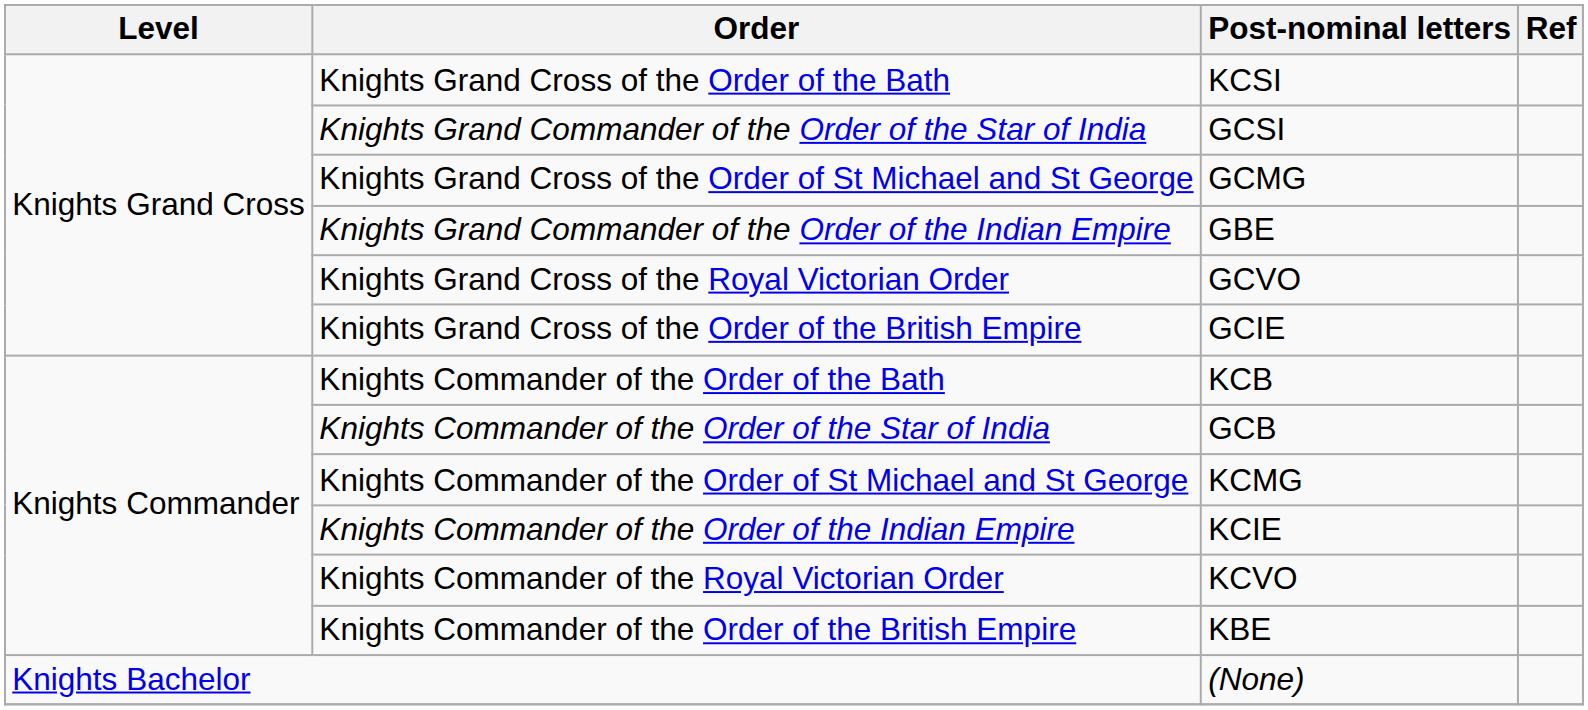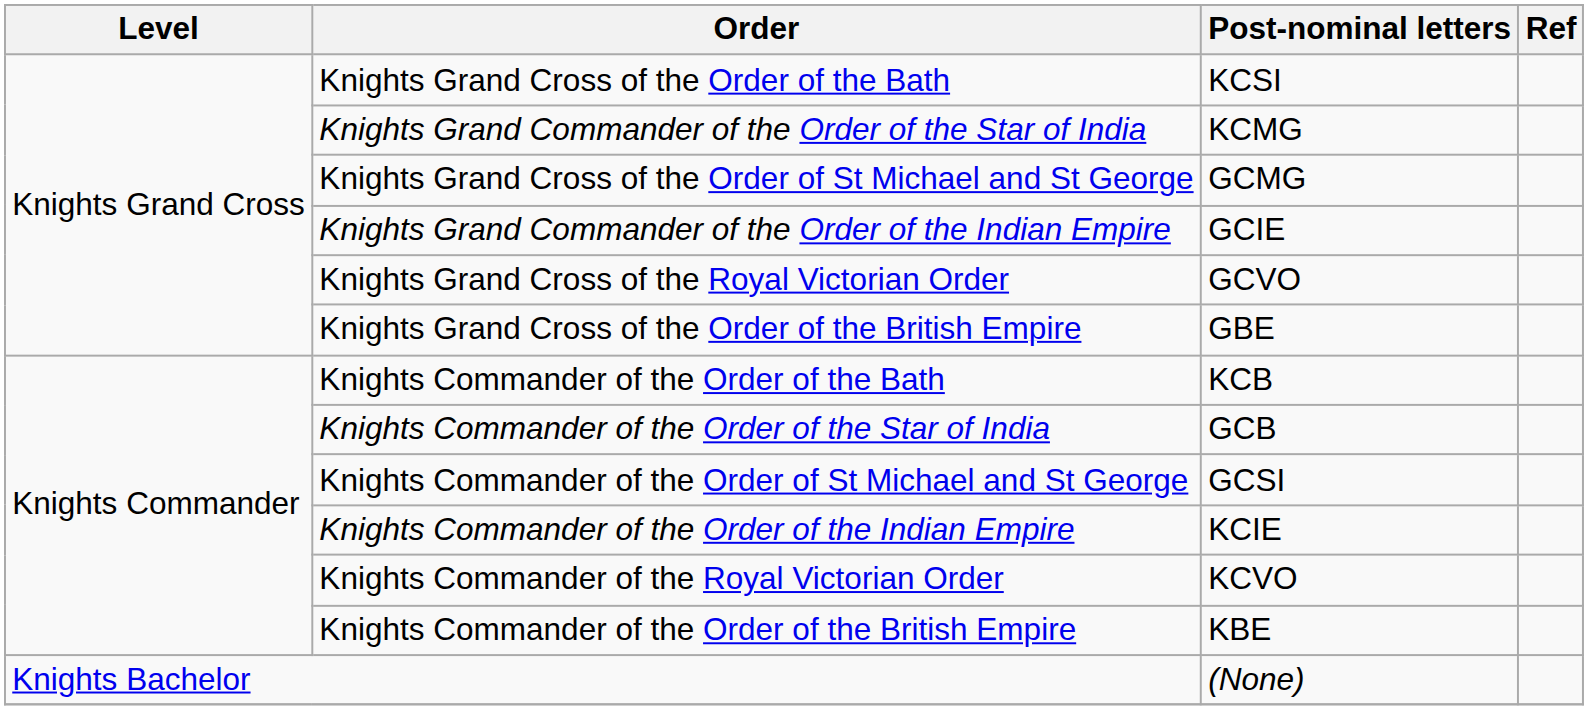(1247, 129) GCSI -> (1255, 129) KCMG
(1241, 229) GBE -> (1247, 229) GCIE
(1247, 329) GCIE -> (1241, 329) GBE
(1255, 479) KCMG -> (1247, 479) GCSI
